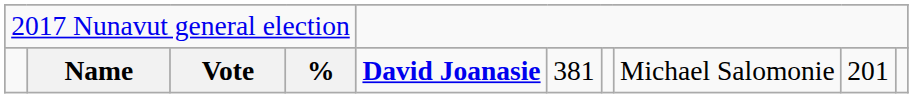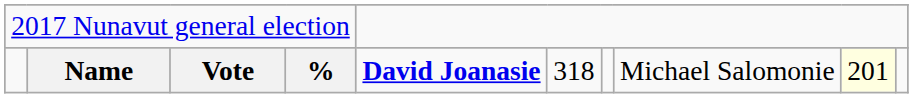(574, 69) 381 -> (574, 69) 318
(868, 69) no background -> (868, 69) lightyellow background
